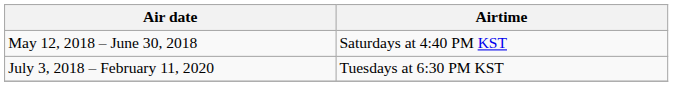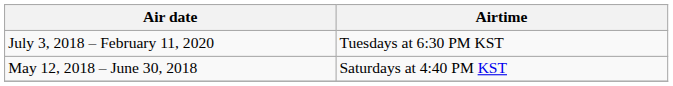rows swapped: (103, 43) <-> (111, 69)
